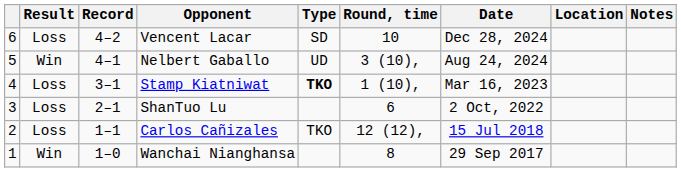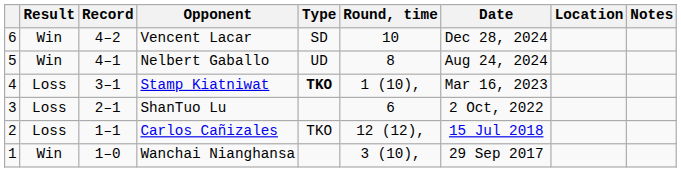(49, 40) Loss -> (49, 40) Win
(391, 63) 3 (10), -> (391, 63) 8
(391, 155) 8 -> (391, 155) 3 (10),
